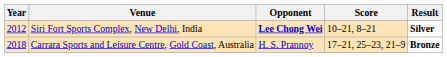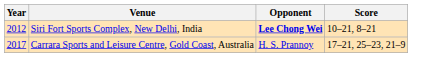- column: (425, 12)
(16, 45) 2018 -> (16, 45) 2017
